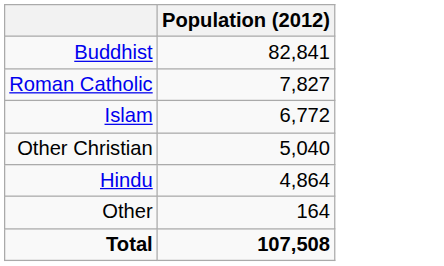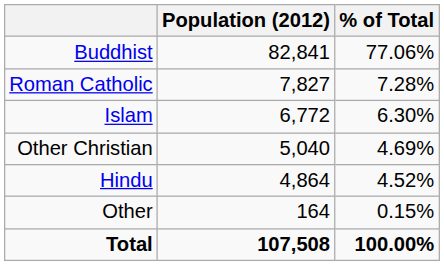+ column: (387, 20)
